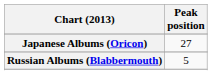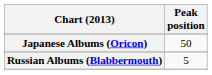(186, 43) 27 -> (186, 43) 50
